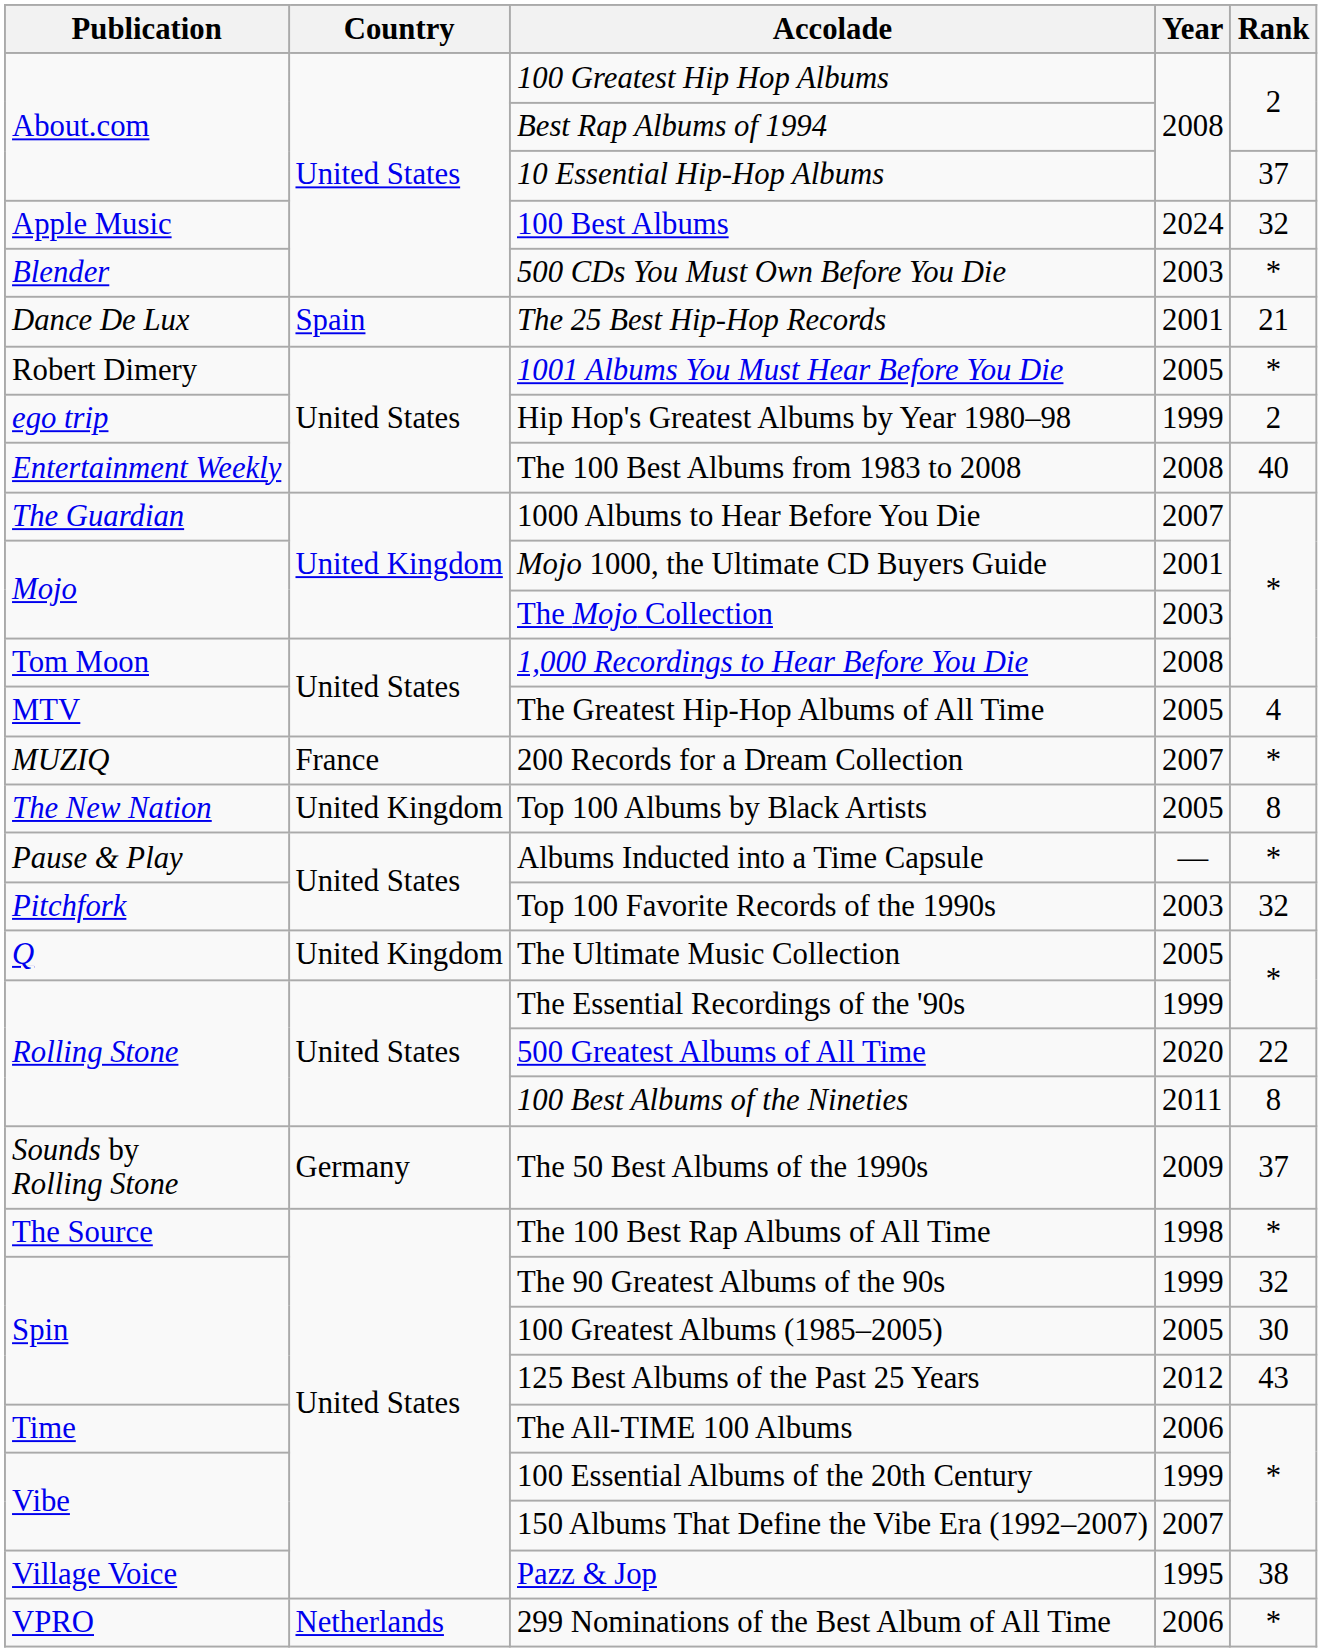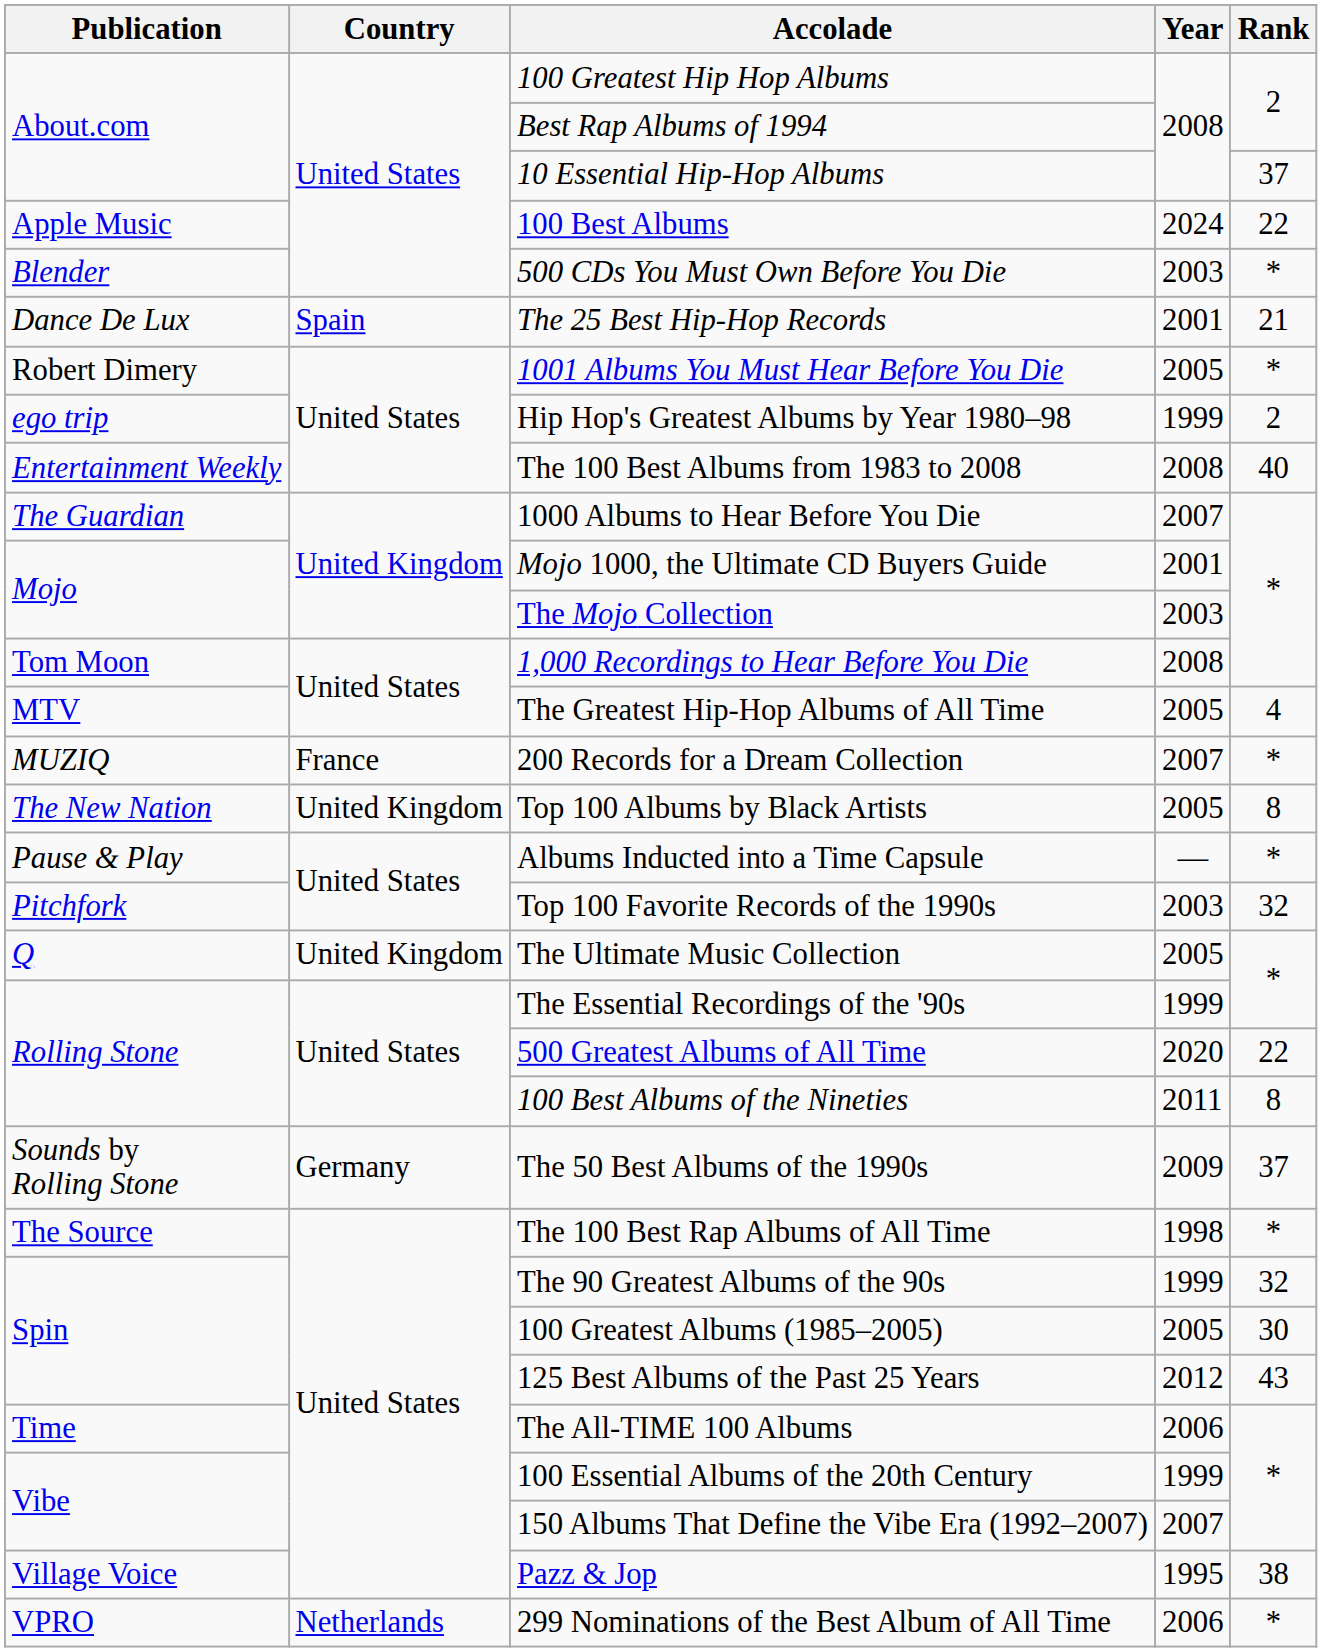(1274, 223) 32 -> (1274, 223) 22
